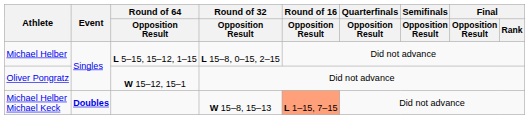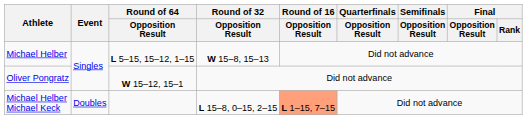(240, 59) L 15–8, 0–15, 2–15 -> (238, 59) W 15–8, 15–13
(91, 103) bold -> (90, 103) normal
(240, 108) W 15–8, 15–13 -> (238, 108) L 15–8, 0–15, 2–15
